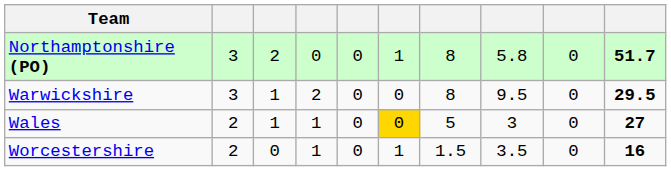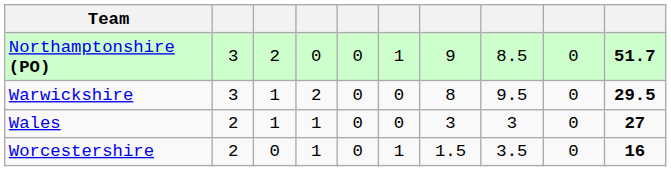(451, 57) 8 -> (451, 57) 9
(512, 57) 5.8 -> (512, 57) 8.5
(399, 123) gold background -> (399, 123) no background
(451, 123) 5 -> (451, 123) 3
